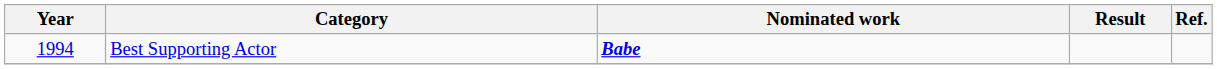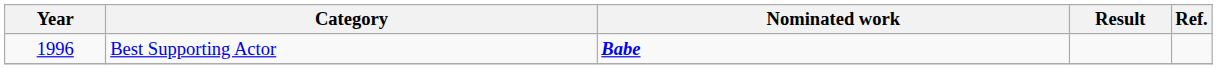(55, 48) 1994 -> (55, 48) 1996
